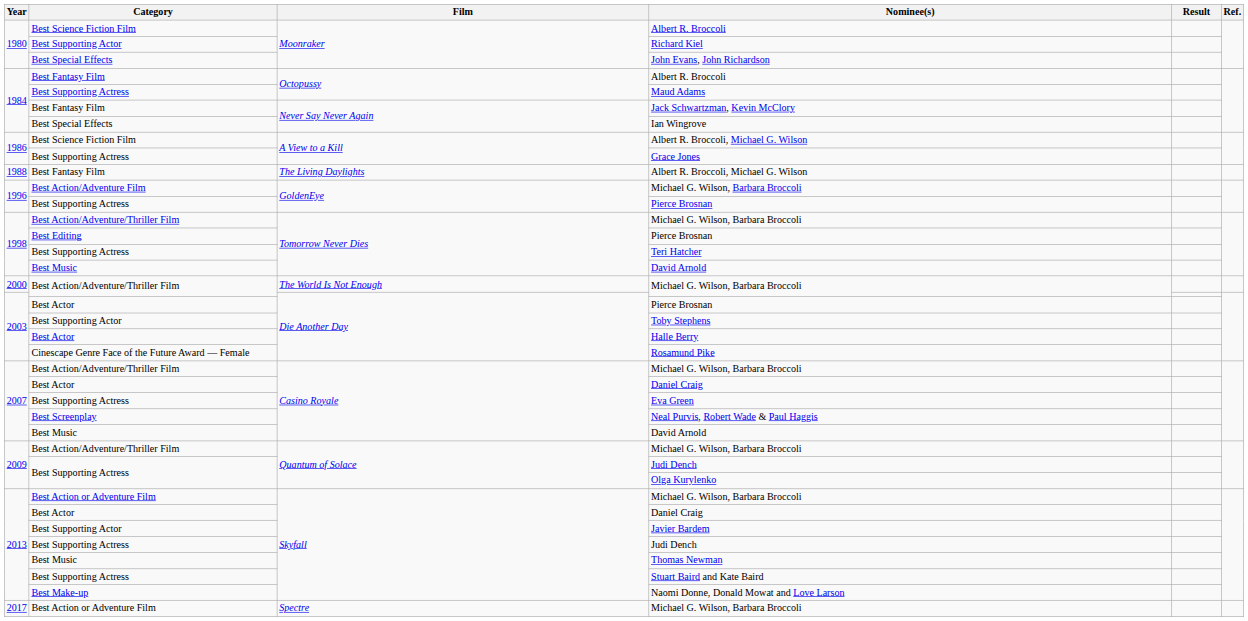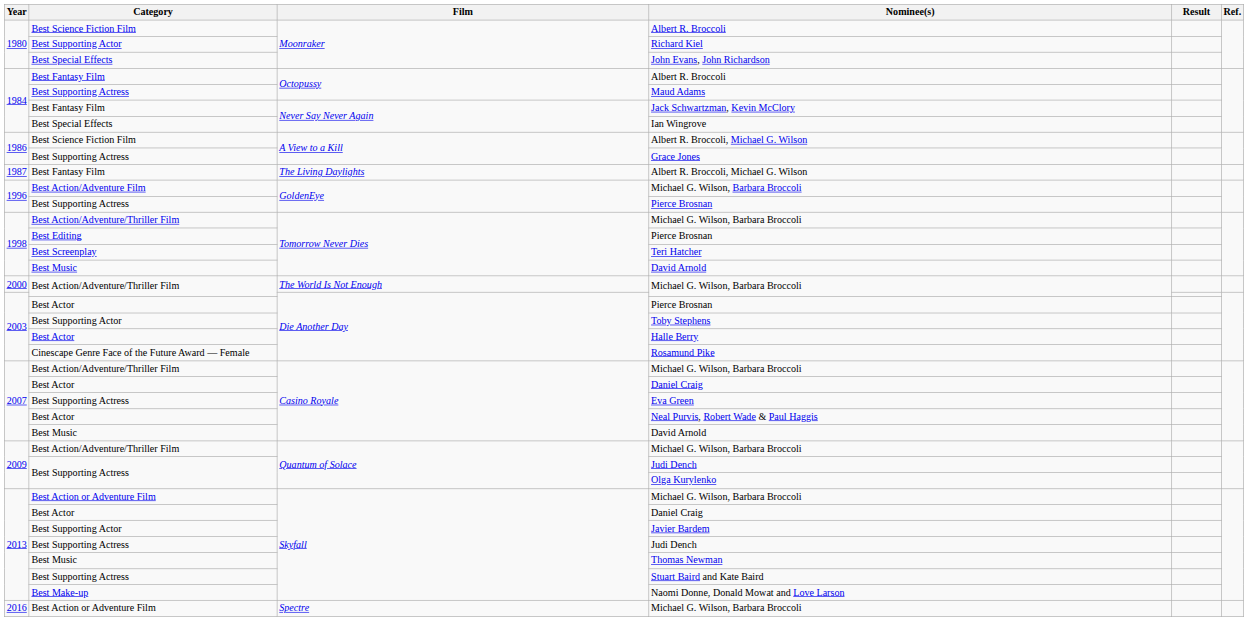(17, 172) 1988 -> (17, 172) 1987
(80, 252) Best Supporting Actress -> (64, 252) Best Screenplay
(64, 416) Best Screenplay -> (53, 416) Best Actor
(17, 608) 2017 -> (17, 608) 2016
